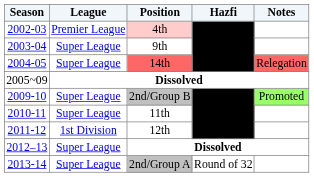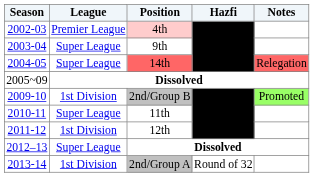(88, 96) Super League -> (88, 96) 1st Division
(88, 164) Super League -> (88, 164) 1st Division
